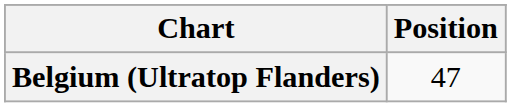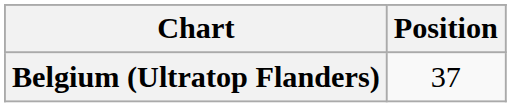(446, 76) 47 -> (446, 76) 37
